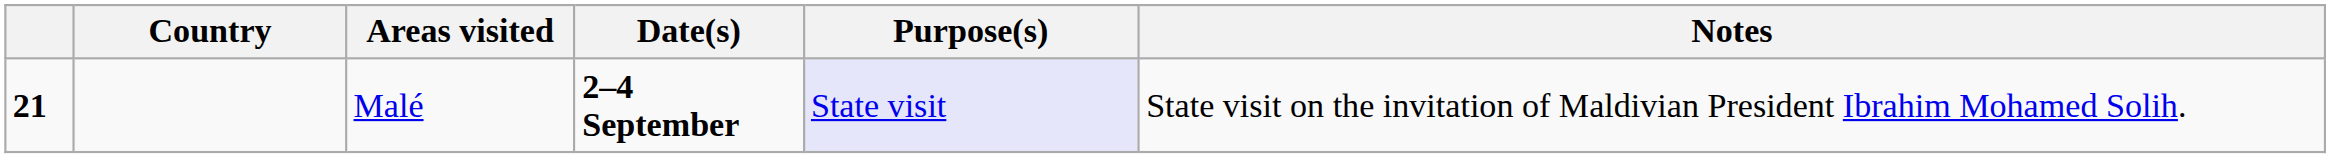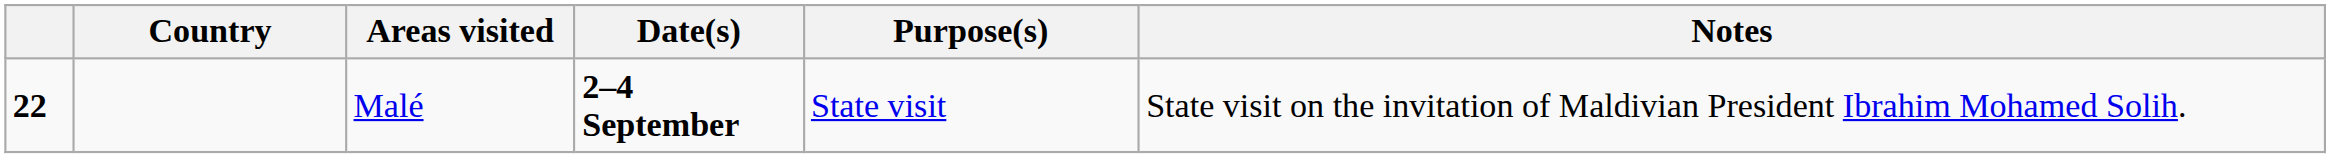(30, 104) 21 -> (30, 104) 22
(879, 104) lavender background -> (879, 104) no background
